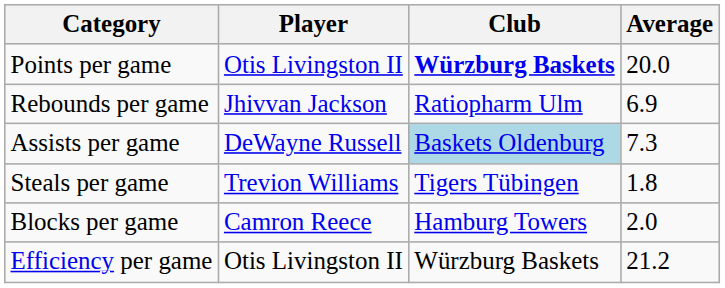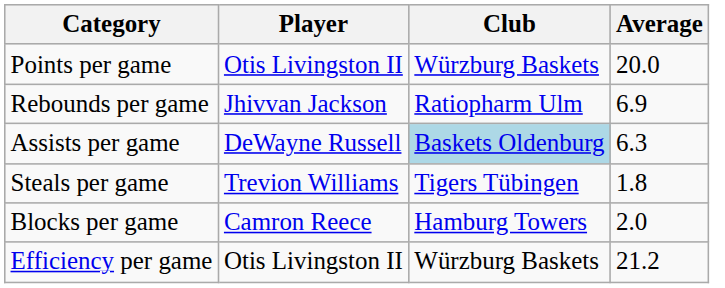(515, 63) bold -> (507, 63) normal
(642, 143) 7.3 -> (632, 143) 6.3
